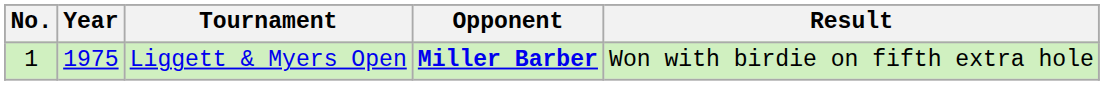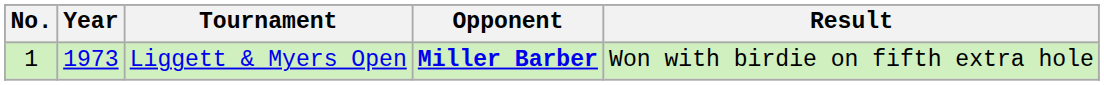(91, 61) 1975 -> (91, 61) 1973
